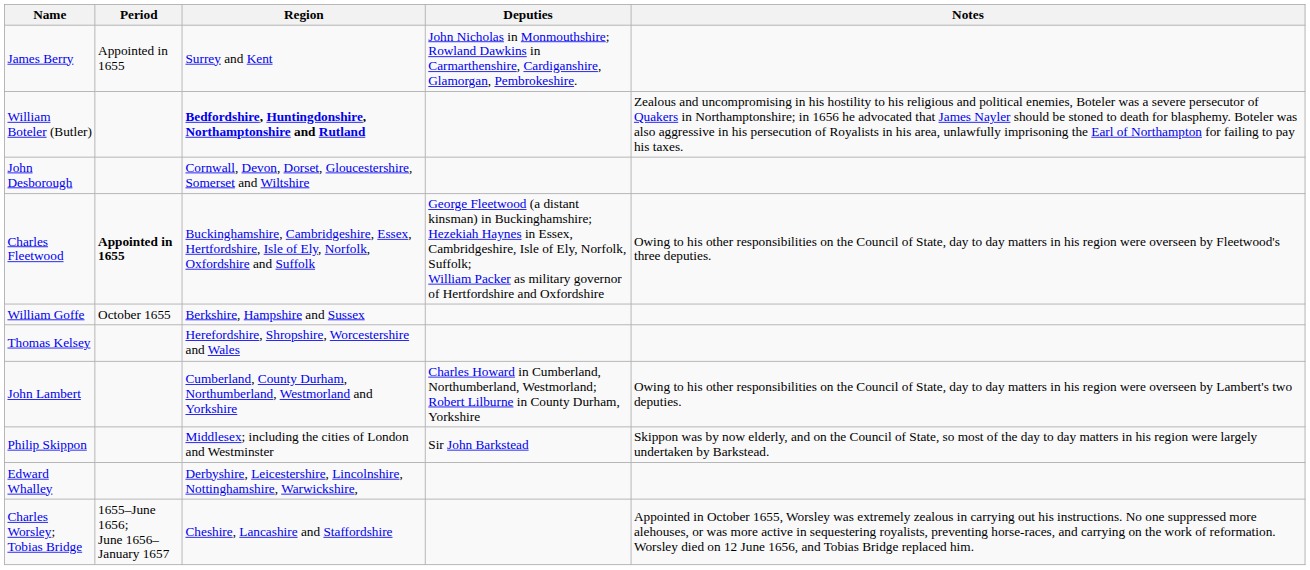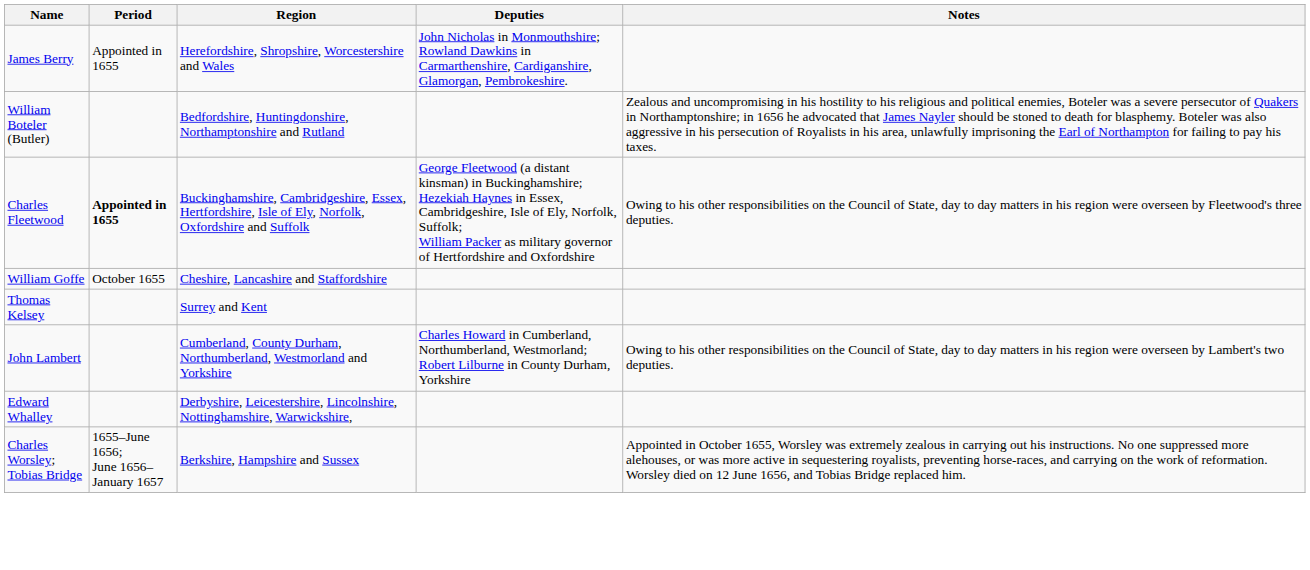(229, 58) Surrey and Kent -> (292, 58) Herefordshire, Shropshire, Worcestershire and Wales
(276, 124) bold -> (264, 124) normal
- row: (40, 175)
(275, 314) Berkshire, Hampshire and Sussex -> (283, 278) Cheshire, Lancashire and Staffordshire
(297, 343) Herefordshire, Shropshire, Worcestershire and Wales -> (223, 307) Surrey and Kent
- row: (47, 444)
(289, 531) Cheshire, Lancashire and Staffordshire -> (270, 459) Berkshire, Hampshire and Sussex
